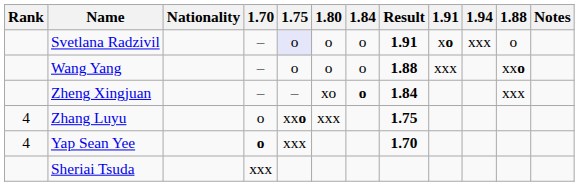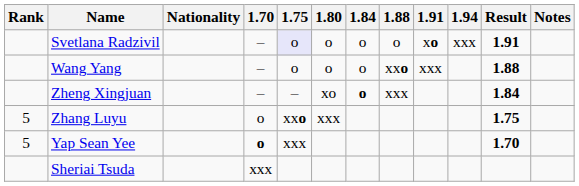columns swapped: (513, 17) <-> (404, 17)
(26, 118) 4 -> (26, 118) 5
(26, 143) 4 -> (26, 143) 5
